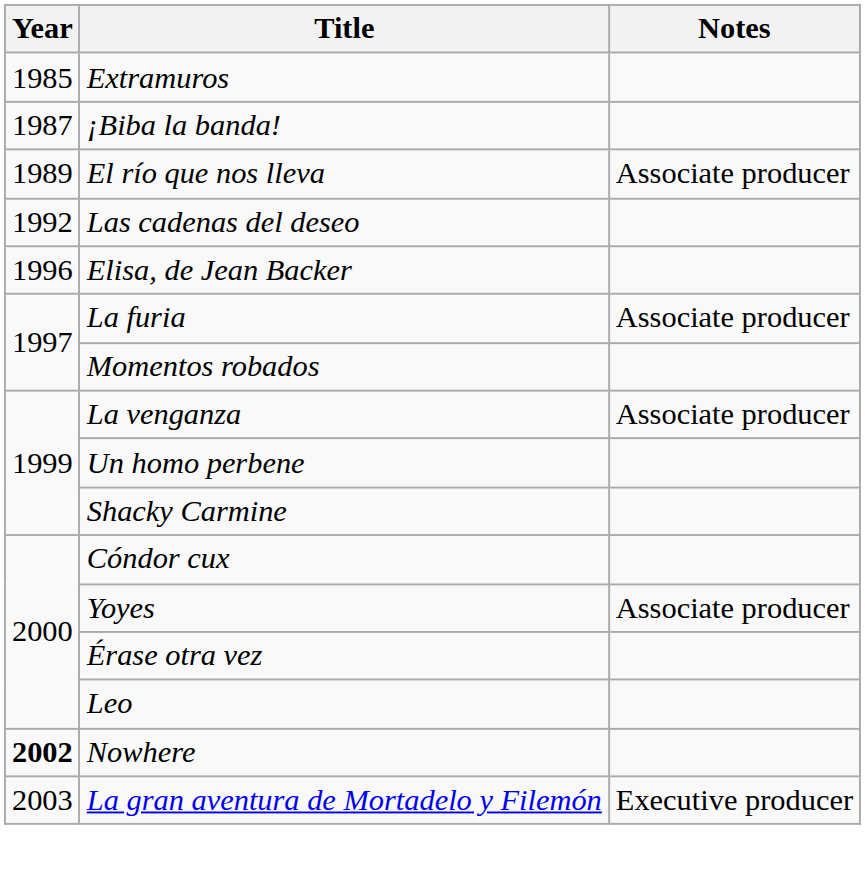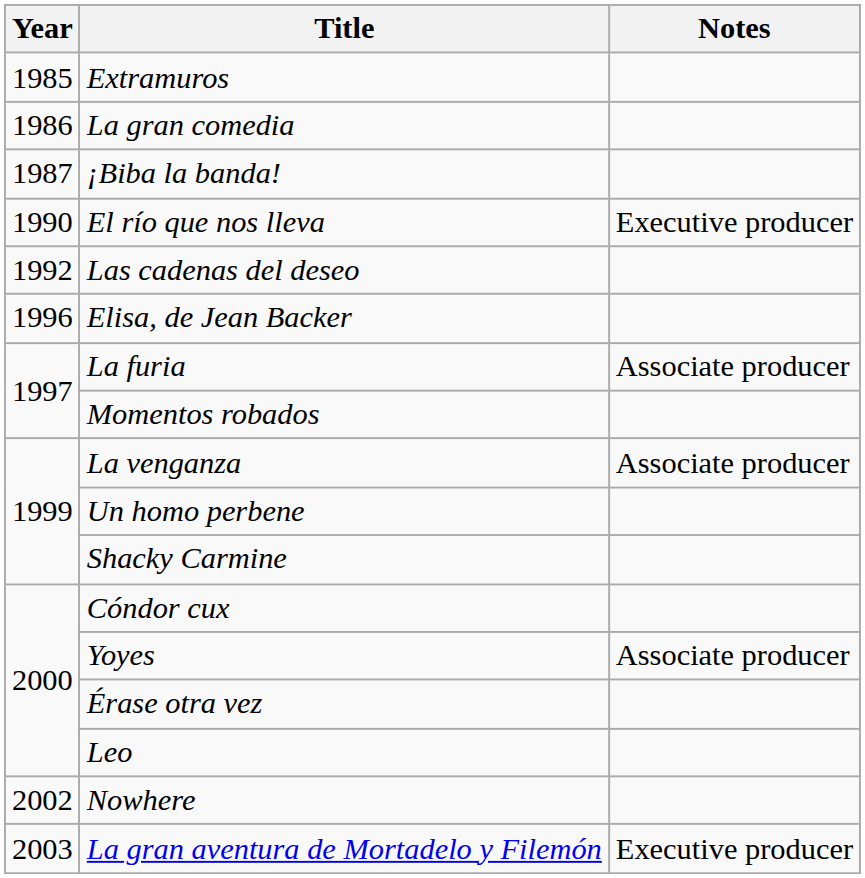+ row: (191, 125)
(42, 173) 1989 -> (42, 221) 1990
(733, 173) Associate producer -> (734, 221) Executive producer
(42, 751) bold -> (42, 800) normal
